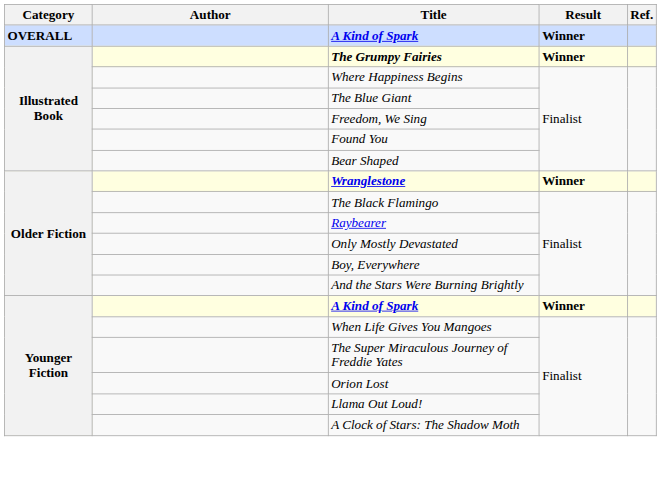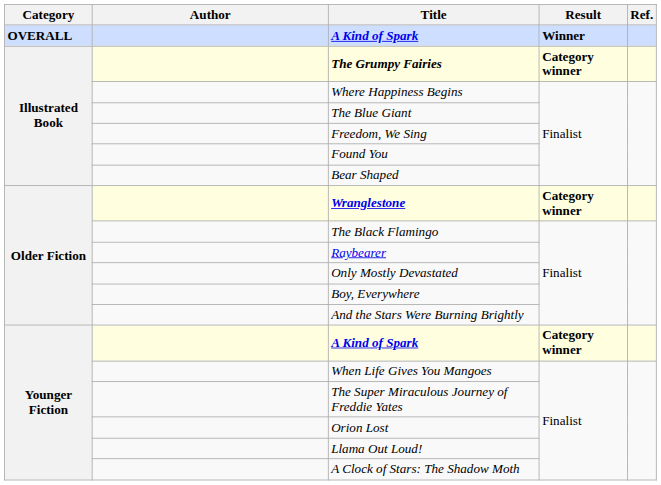(564, 56) Winner -> (568, 63) Category winner
(564, 181) Winner -> (568, 203) Category winner
(564, 306) Winner -> (568, 343) Category winner
